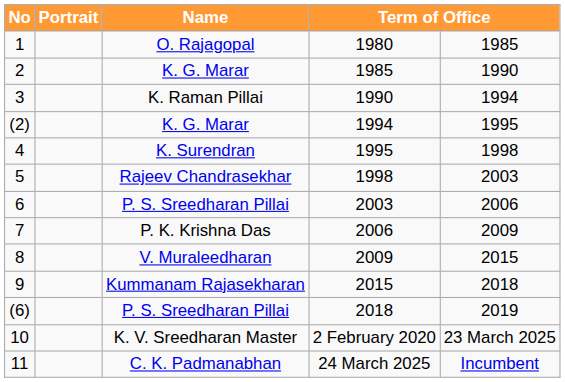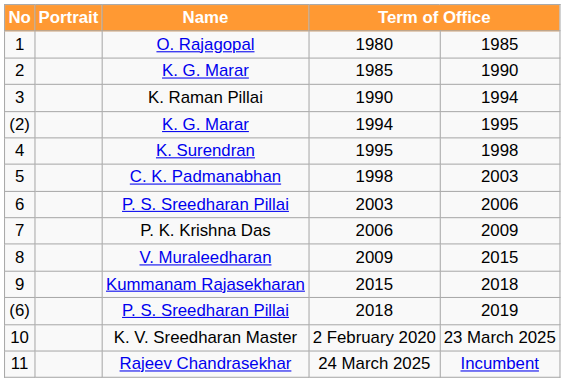(205, 177) Rajeev Chandrasekhar -> (205, 177) C. K. Padmanabhan
(205, 364) C. K. Padmanabhan -> (205, 364) Rajeev Chandrasekhar
